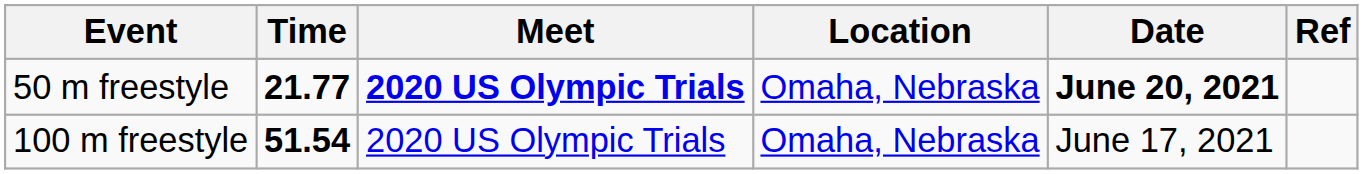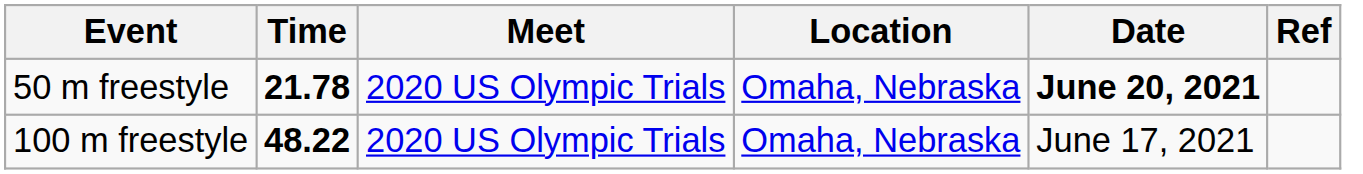(307, 86) 21.77 -> (307, 86) 21.78
(555, 86) bold -> (546, 86) normal
(307, 140) 51.54 -> (307, 140) 48.22
